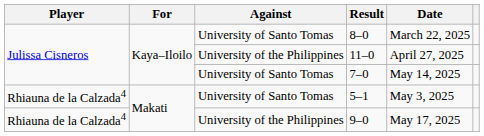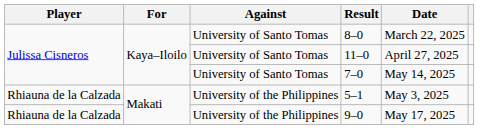(271, 54) University of the Philippines -> (260, 54) University of Santo Tomas
(67, 96) Rhiauna de la Calzada4 -> (64, 94) Rhiauna de la Calzada
(266, 96) University of Santo Tomas -> (266, 94) University of the Philippines
(67, 119) Rhiauna de la Calzada4 -> (64, 114) Rhiauna de la Calzada
